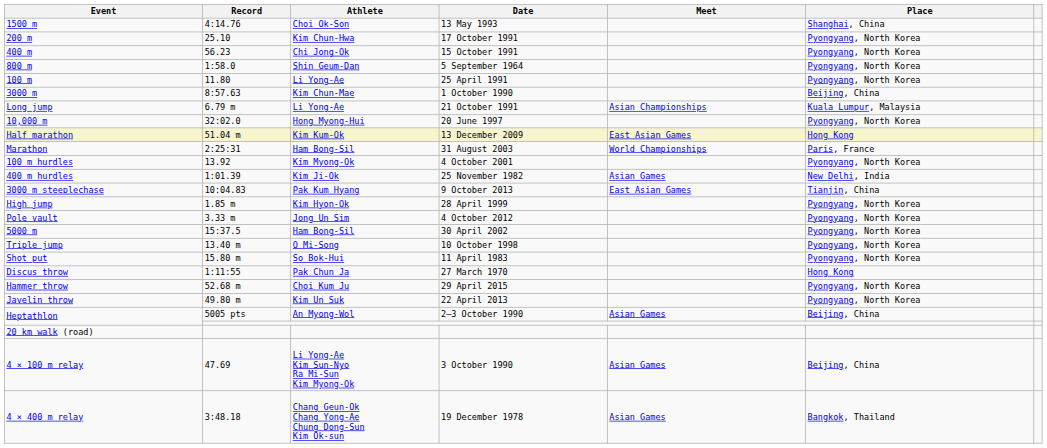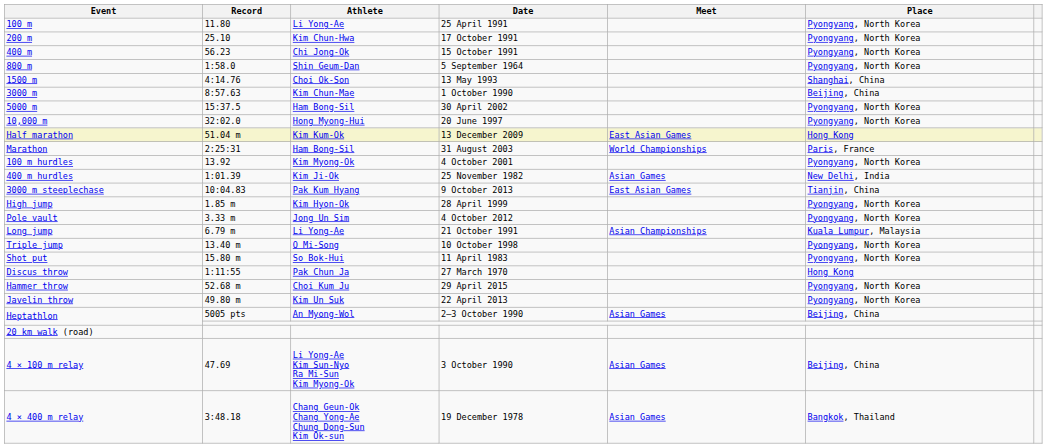rows swapped: (19, 80) <-> (22, 25)
rows swapped: (22, 232) <-> (29, 108)
